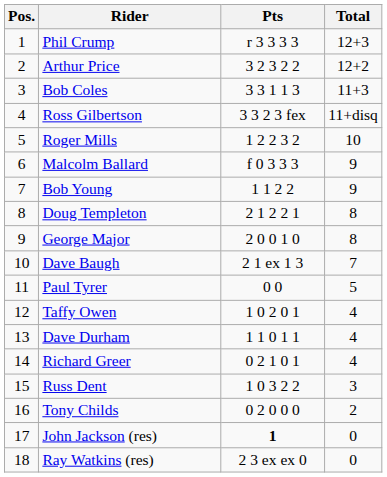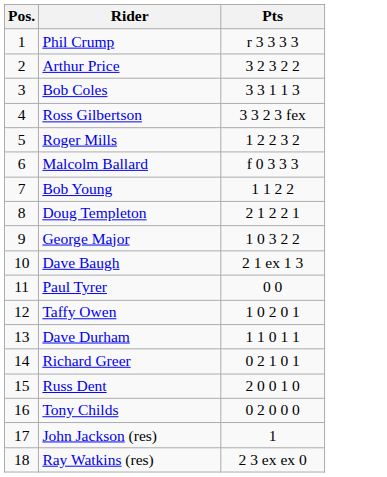- column: (353, 16)
(273, 238) 2 0 0 1 0 -> (273, 238) 1 0 3 2 2
(273, 386) 1 0 3 2 2 -> (273, 386) 2 0 0 1 0
(273, 435) bold -> (273, 435) normal
